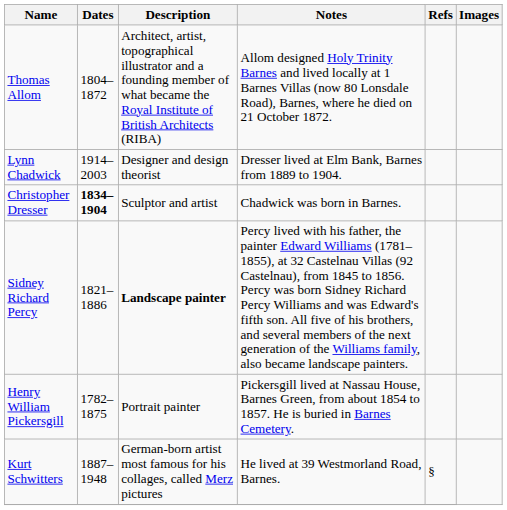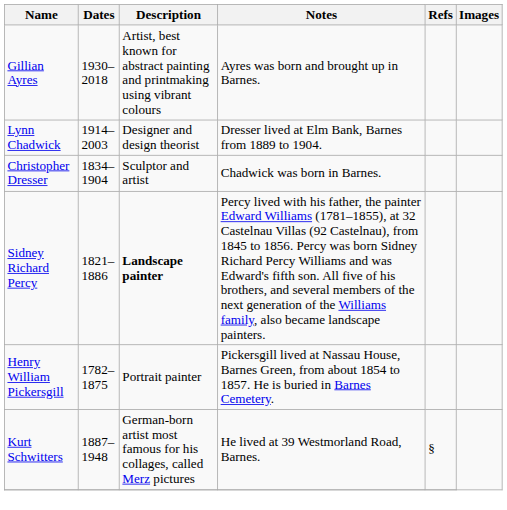- row: (29, 87)
+ row: (26, 72)
(97, 202) bold -> (98, 173) normal
